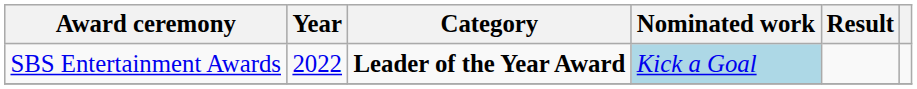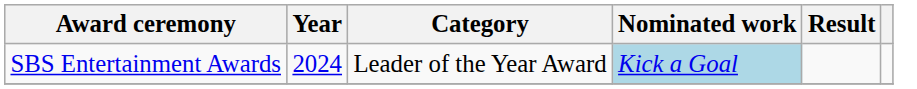(317, 63) 2022 -> (317, 63) 2024
(489, 63) bold -> (480, 63) normal
